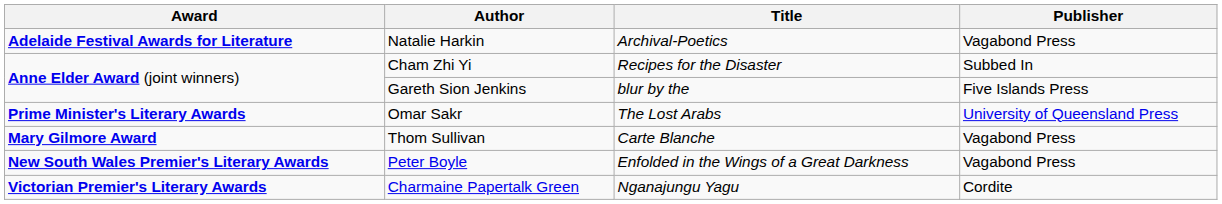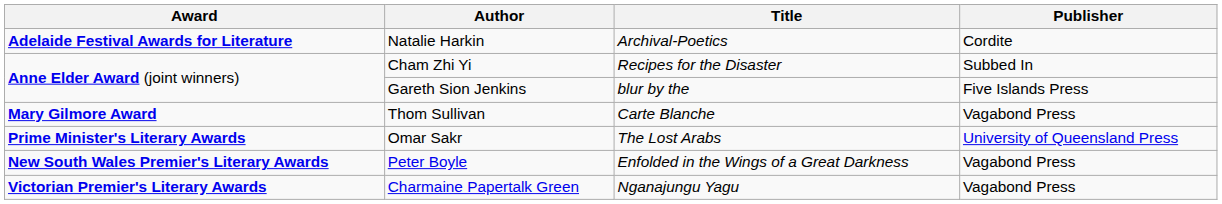(1019, 41) Vagabond Press -> (988, 41) Cordite
rows swapped: (436, 138) <-> (425, 114)
(988, 187) Cordite -> (1019, 187) Vagabond Press
